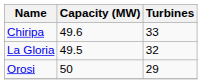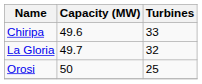(71, 50) 49.5 -> (71, 50) 49.7
(152, 69) 29 -> (152, 69) 25
